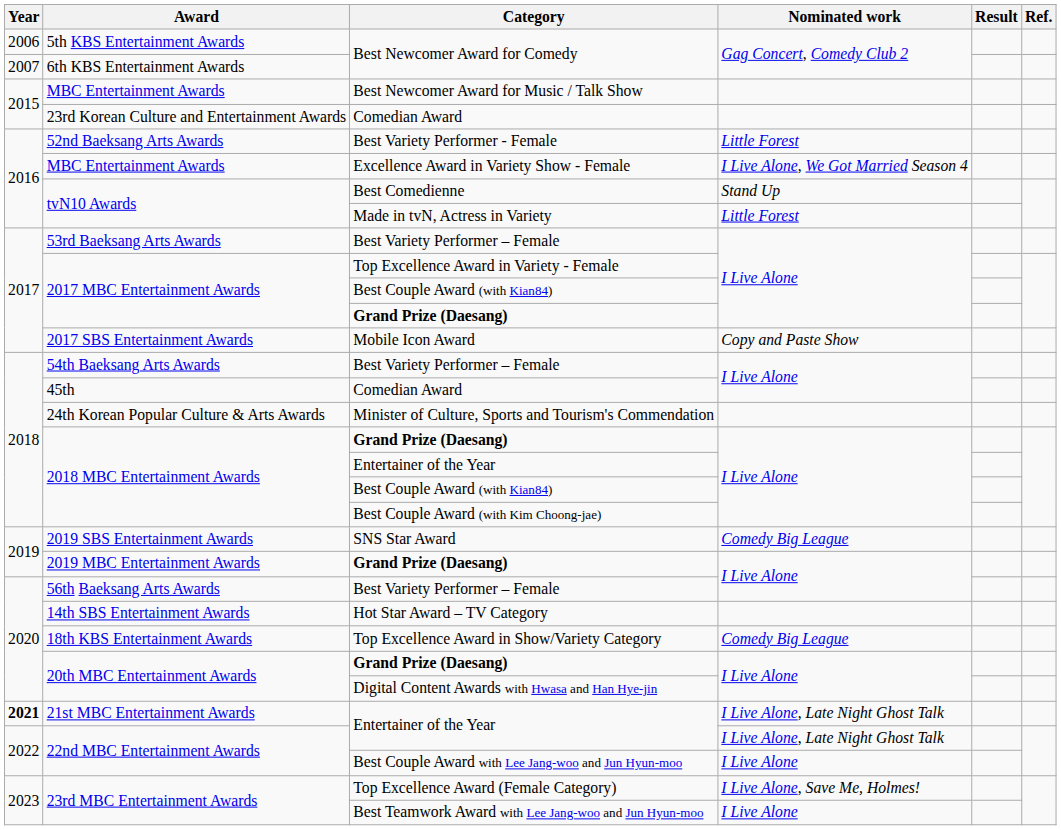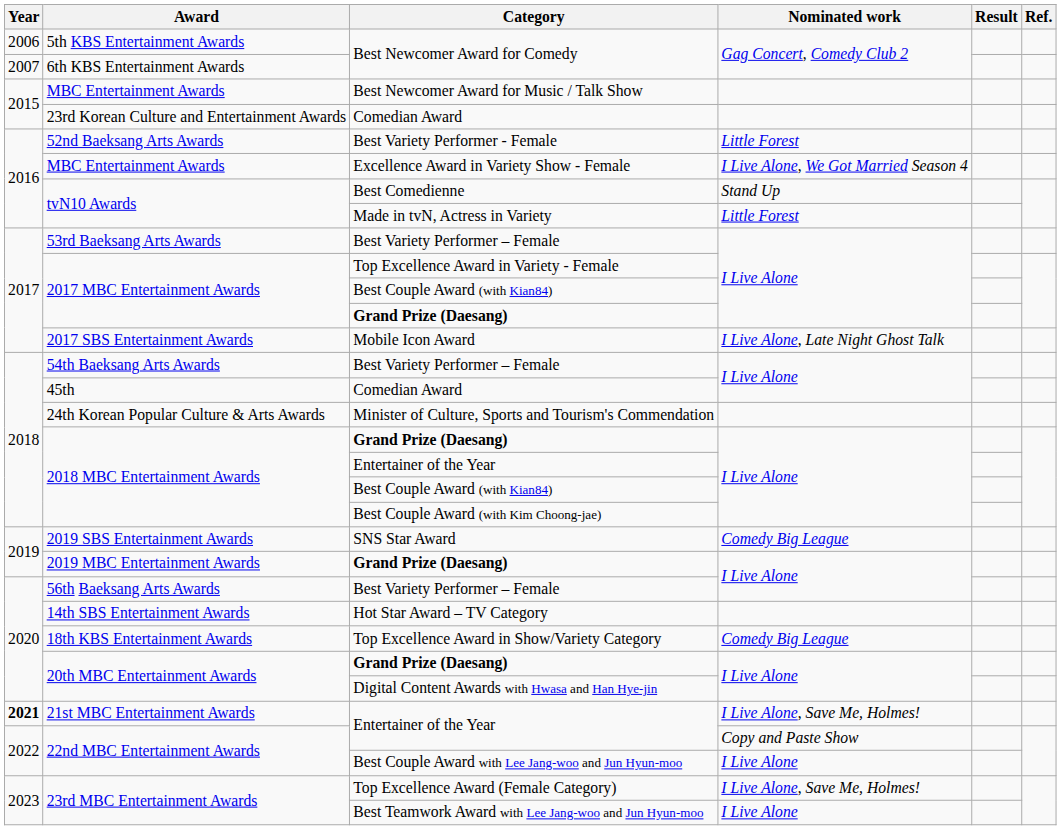(790, 340) Copy and Paste Show -> (833, 340) I Live Alone, Late Night Ghost Talk
(833, 713) I Live Alone, Late Night Ghost Talk -> (821, 713) I Live Alone, Save Me, Holmes!
(833, 738) I Live Alone, Late Night Ghost Talk -> (790, 738) Copy and Paste Show
